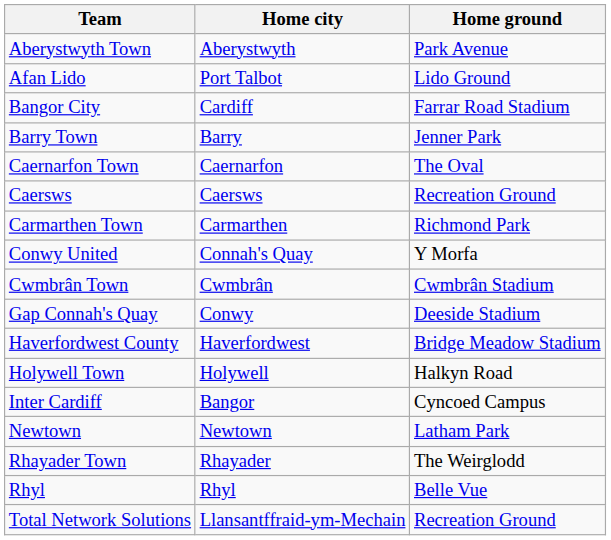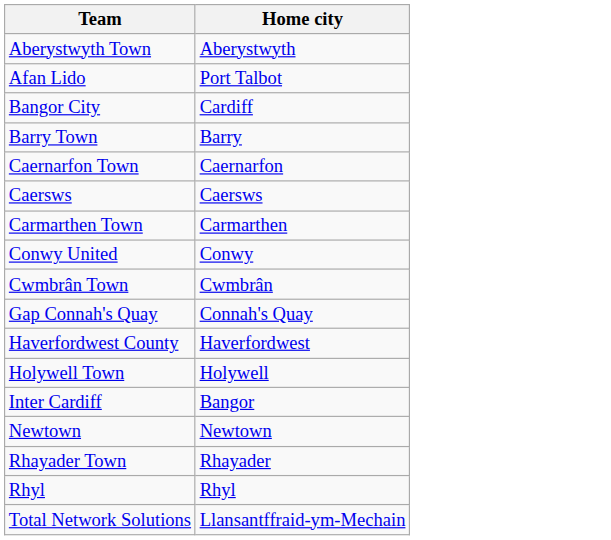- column: (507, 19)
(256, 254) Connah's Quay -> (226, 254) Conwy
(226, 313) Conwy -> (256, 313) Connah's Quay
